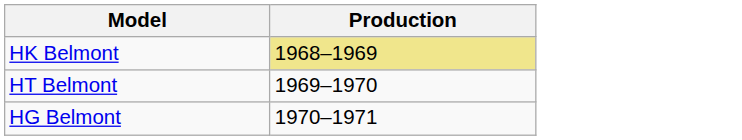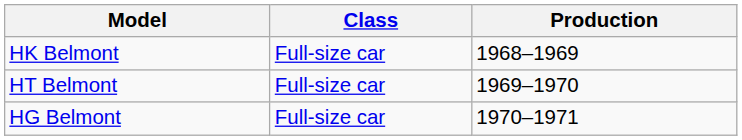+ column: (371, 20)
(326, 53) khaki background -> (528, 53) no background
